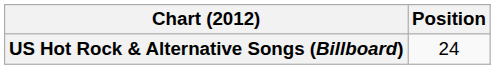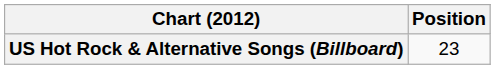(449, 49) 24 -> (449, 49) 23
